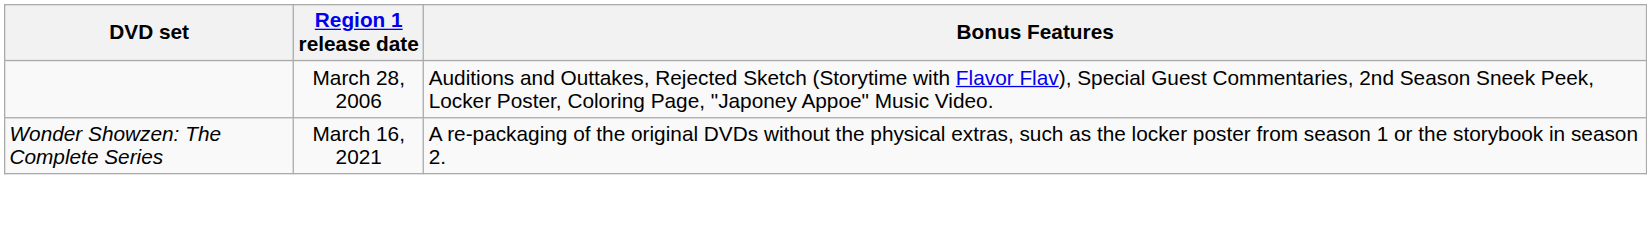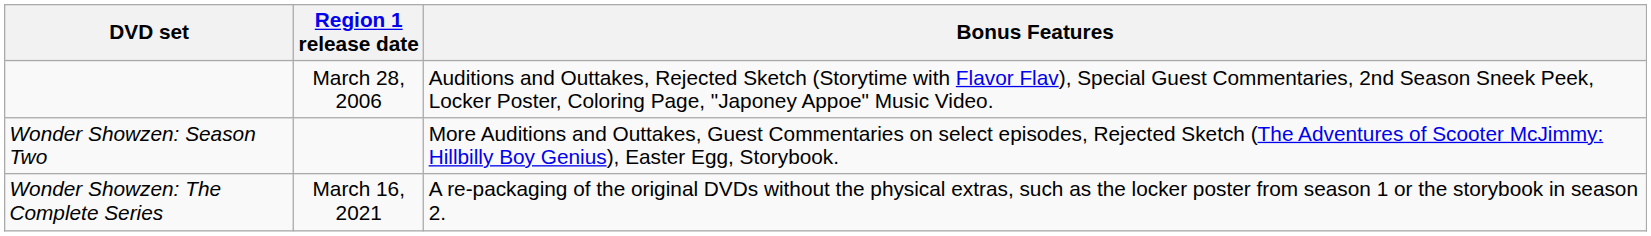+ row: (133, 145)
